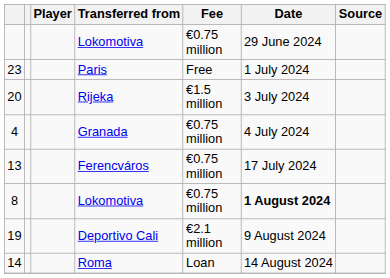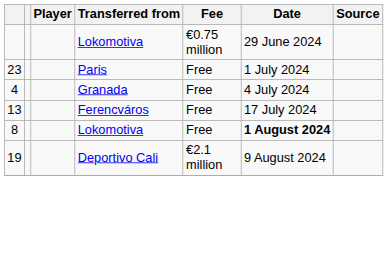- row: (14, 97)
(204, 131) €0.75 million -> (199, 89) Free
(204, 166) €0.75 million -> (199, 110) Free
(204, 201) €0.75 million -> (199, 130) Free
- row: (14, 263)
